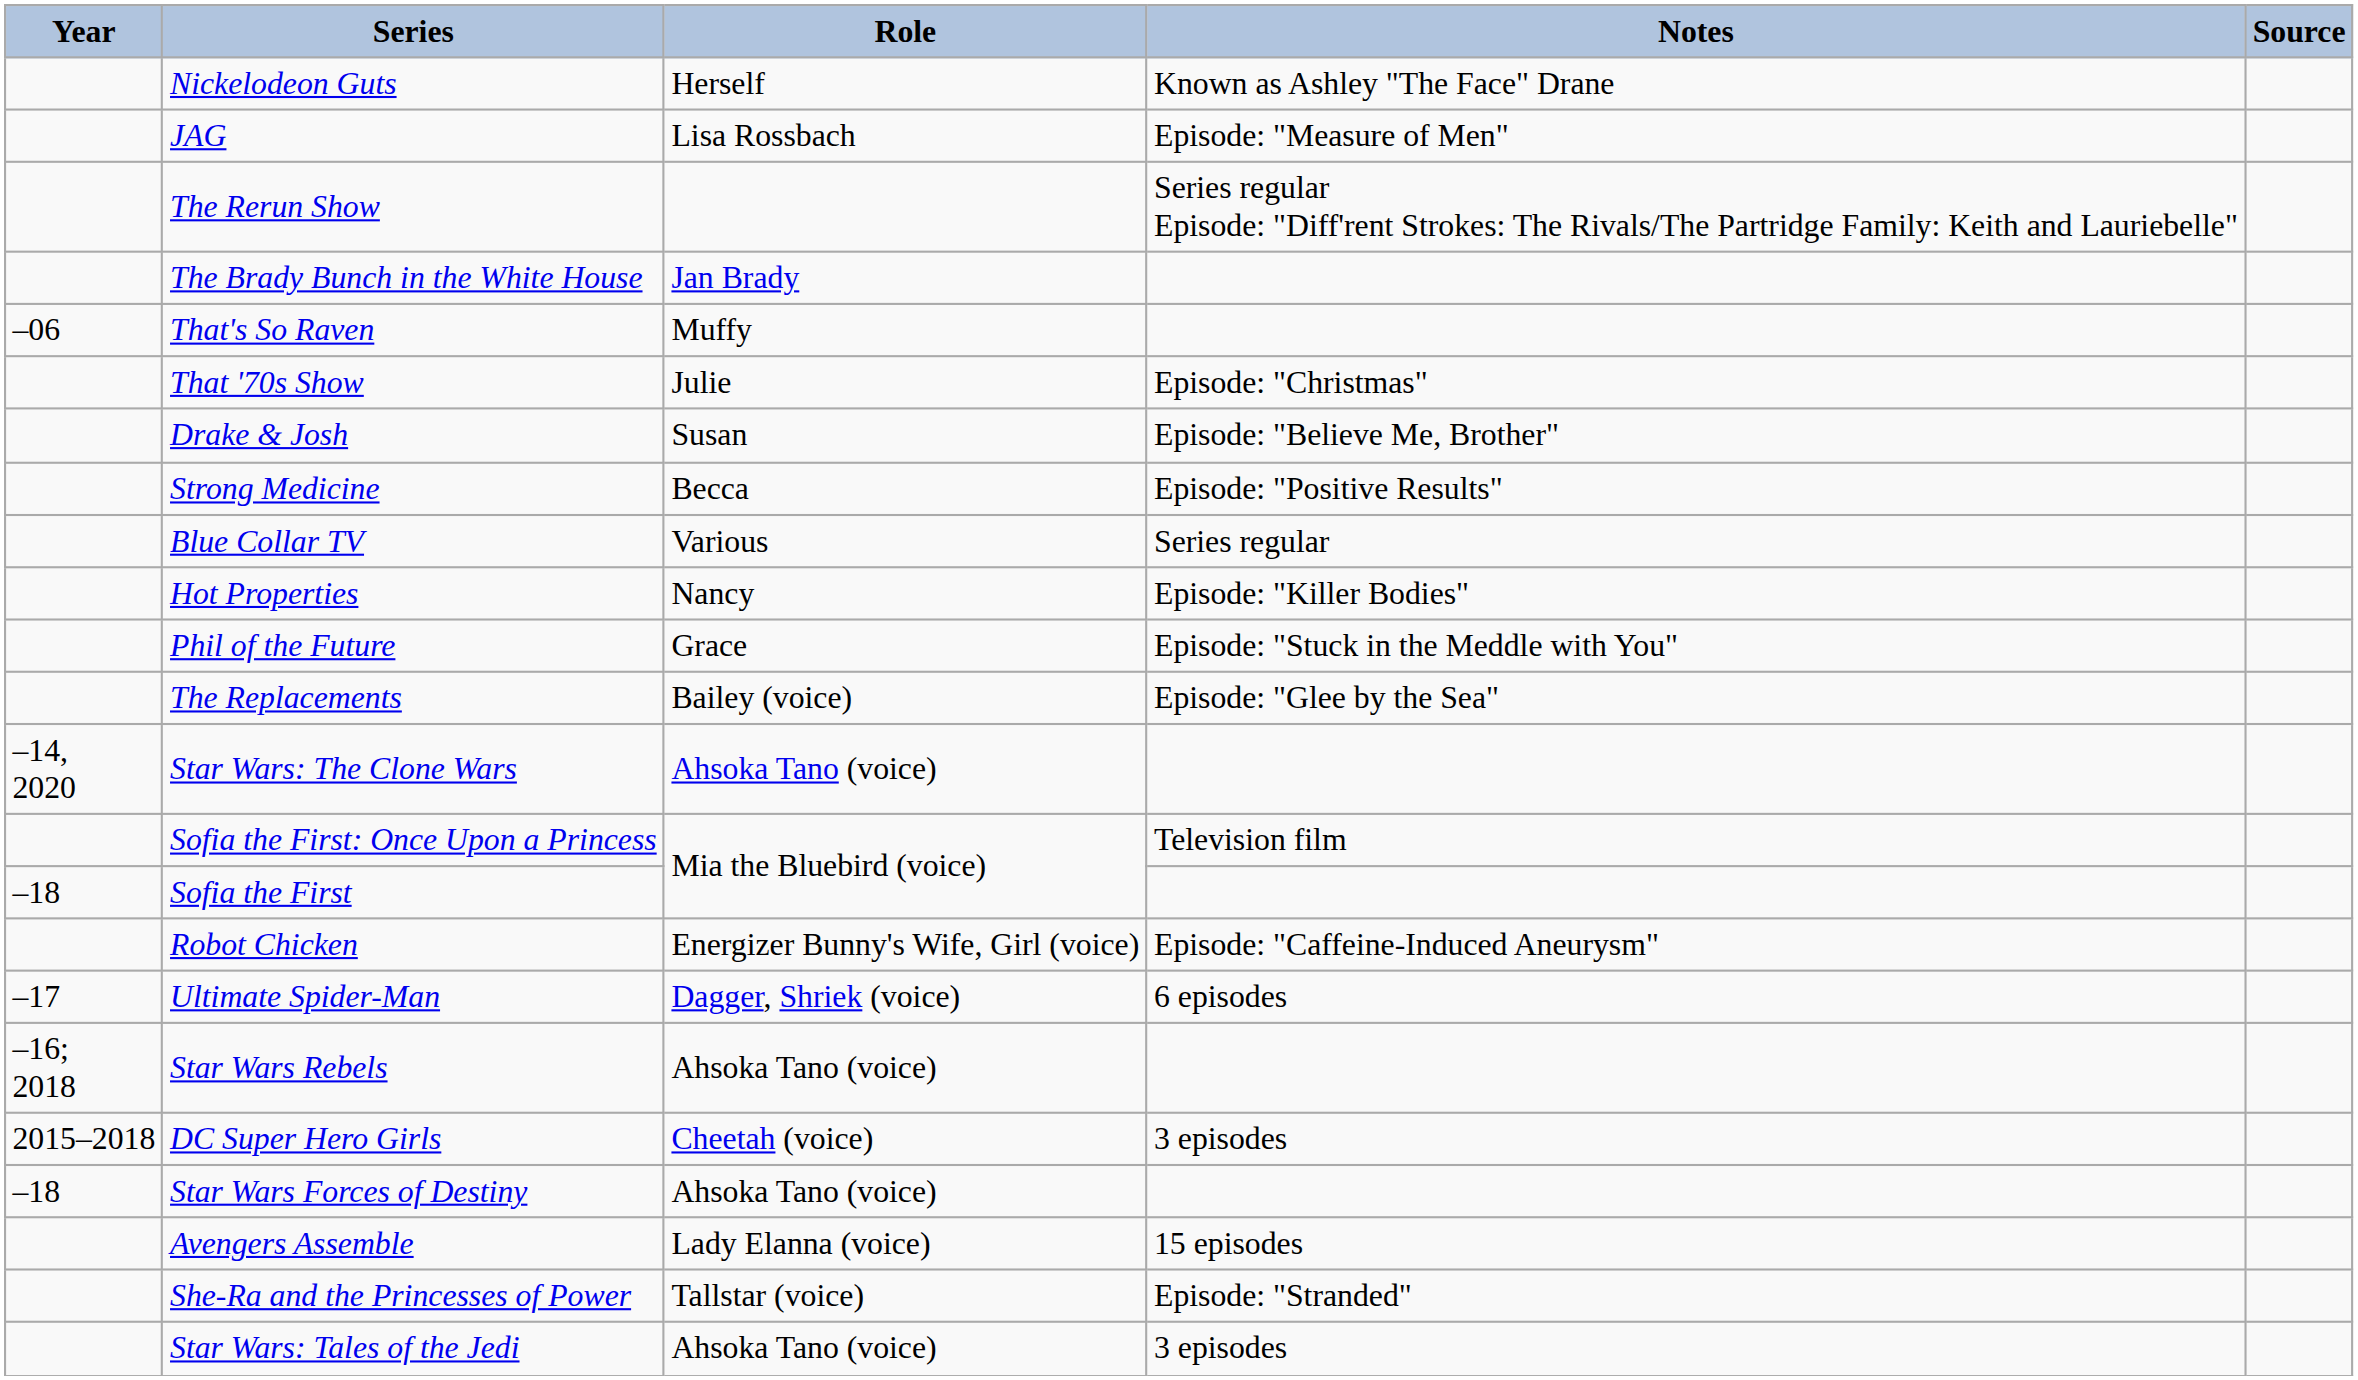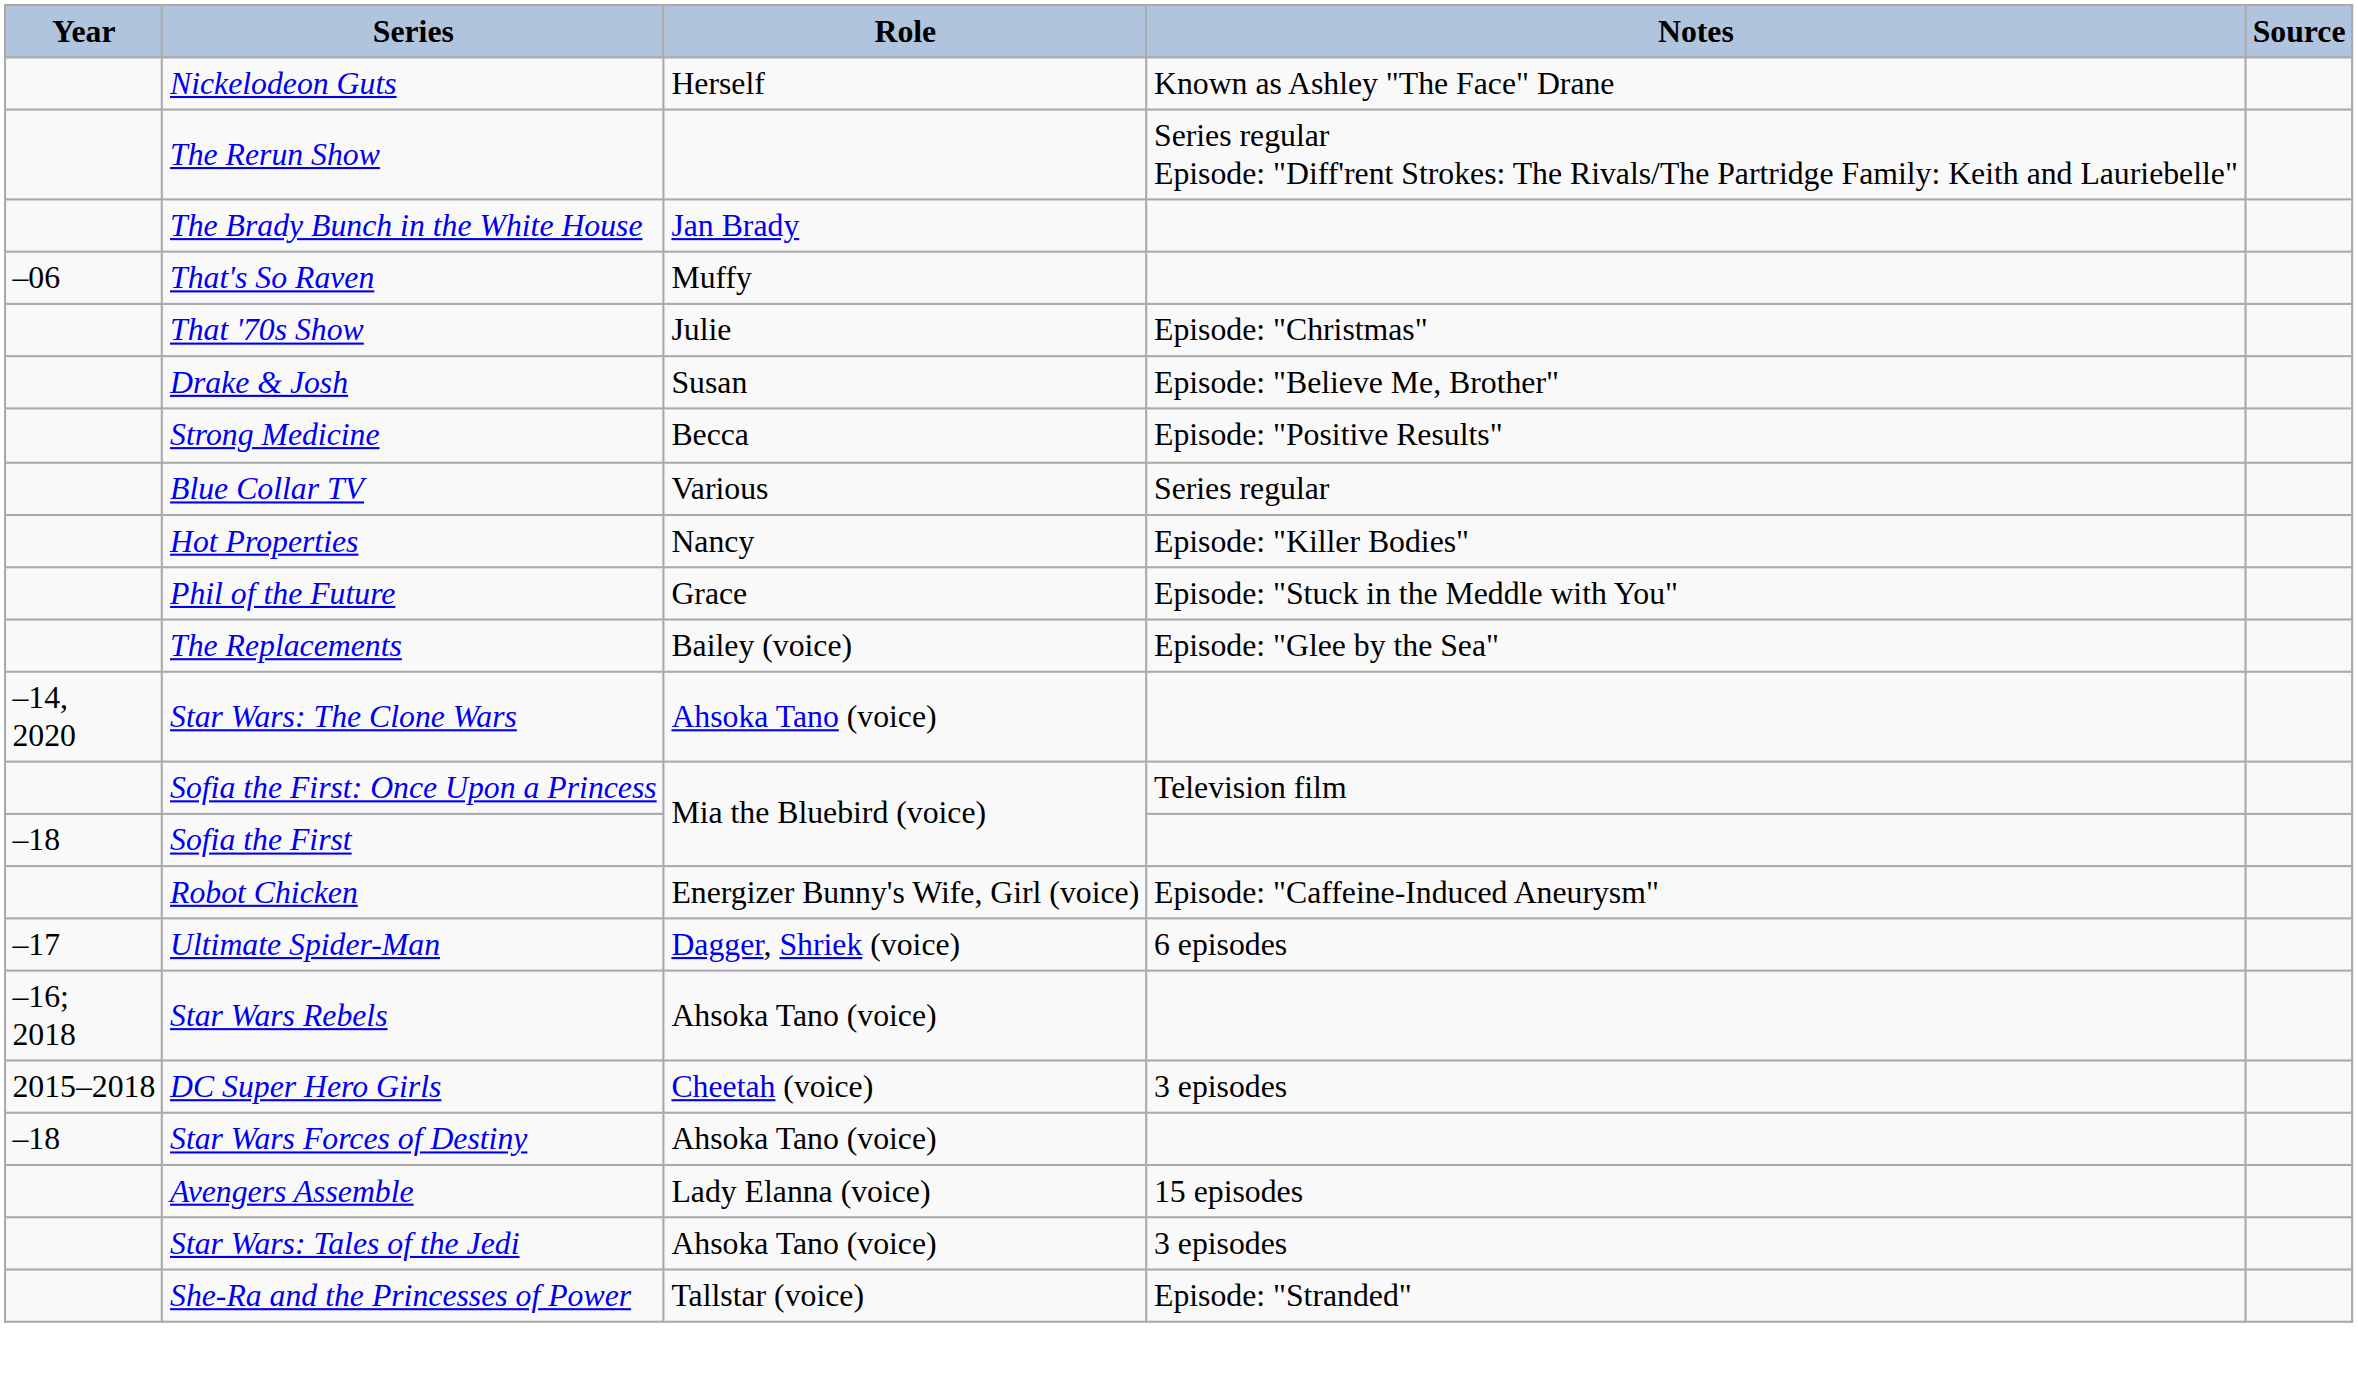- row: (198, 135)
rows swapped: (401, 1296) <-> (345, 1348)
